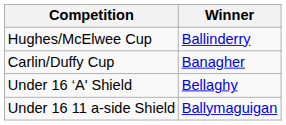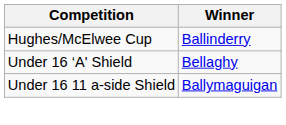- row: (61, 62)
